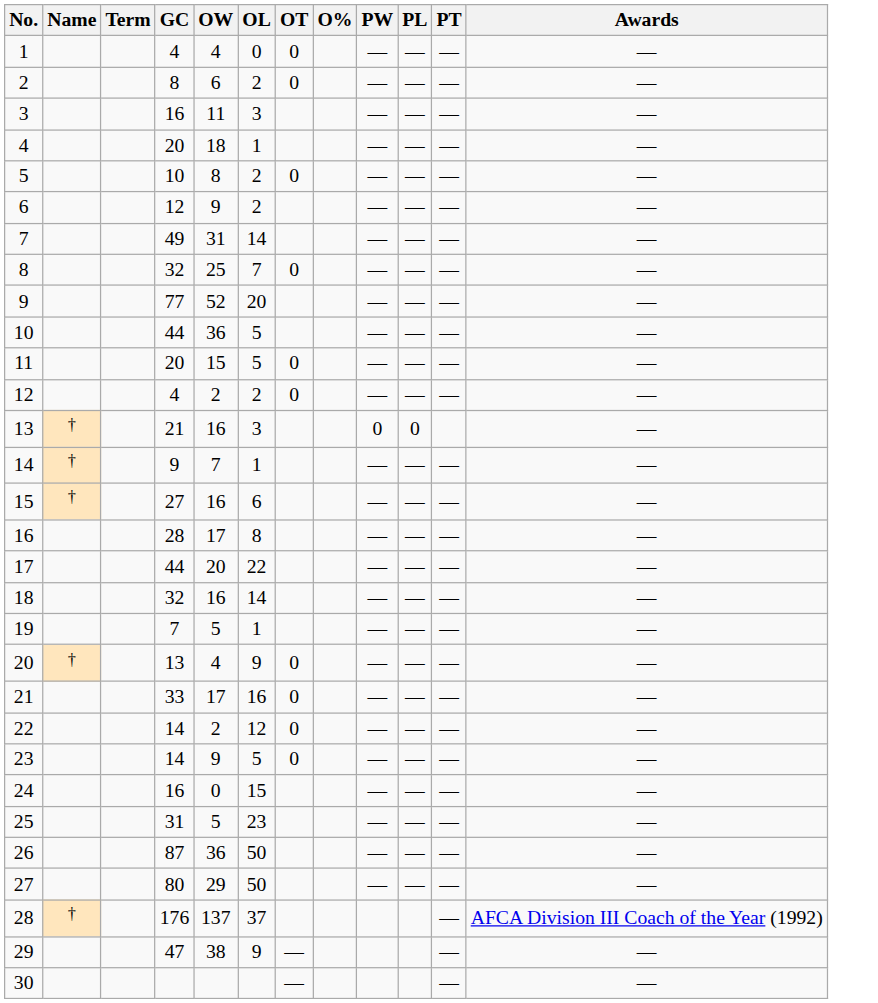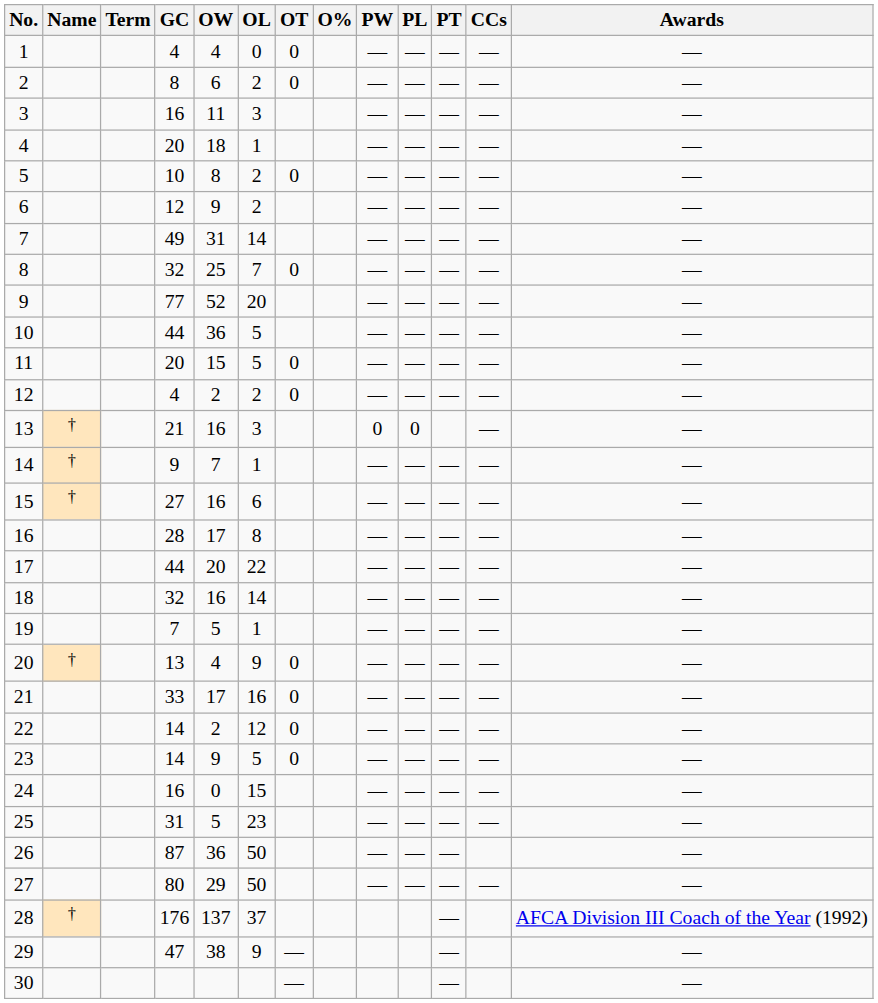+ column: (489, 20)
